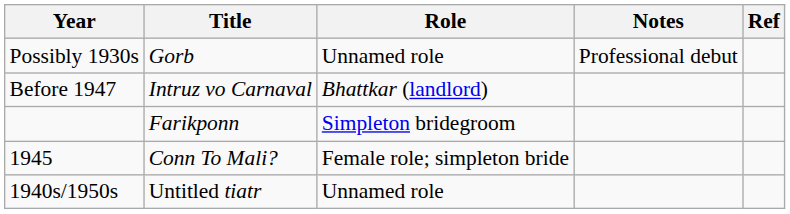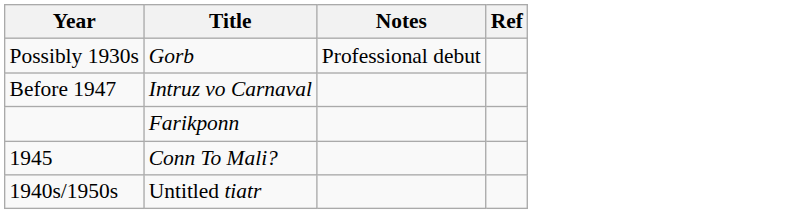- column: (445, 21)
